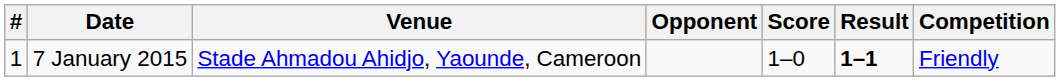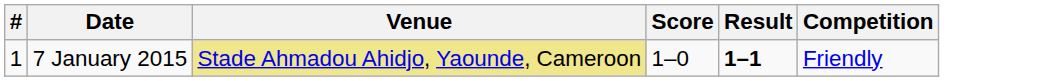- column: (704, 22)
(419, 57) no background -> (419, 57) khaki background
